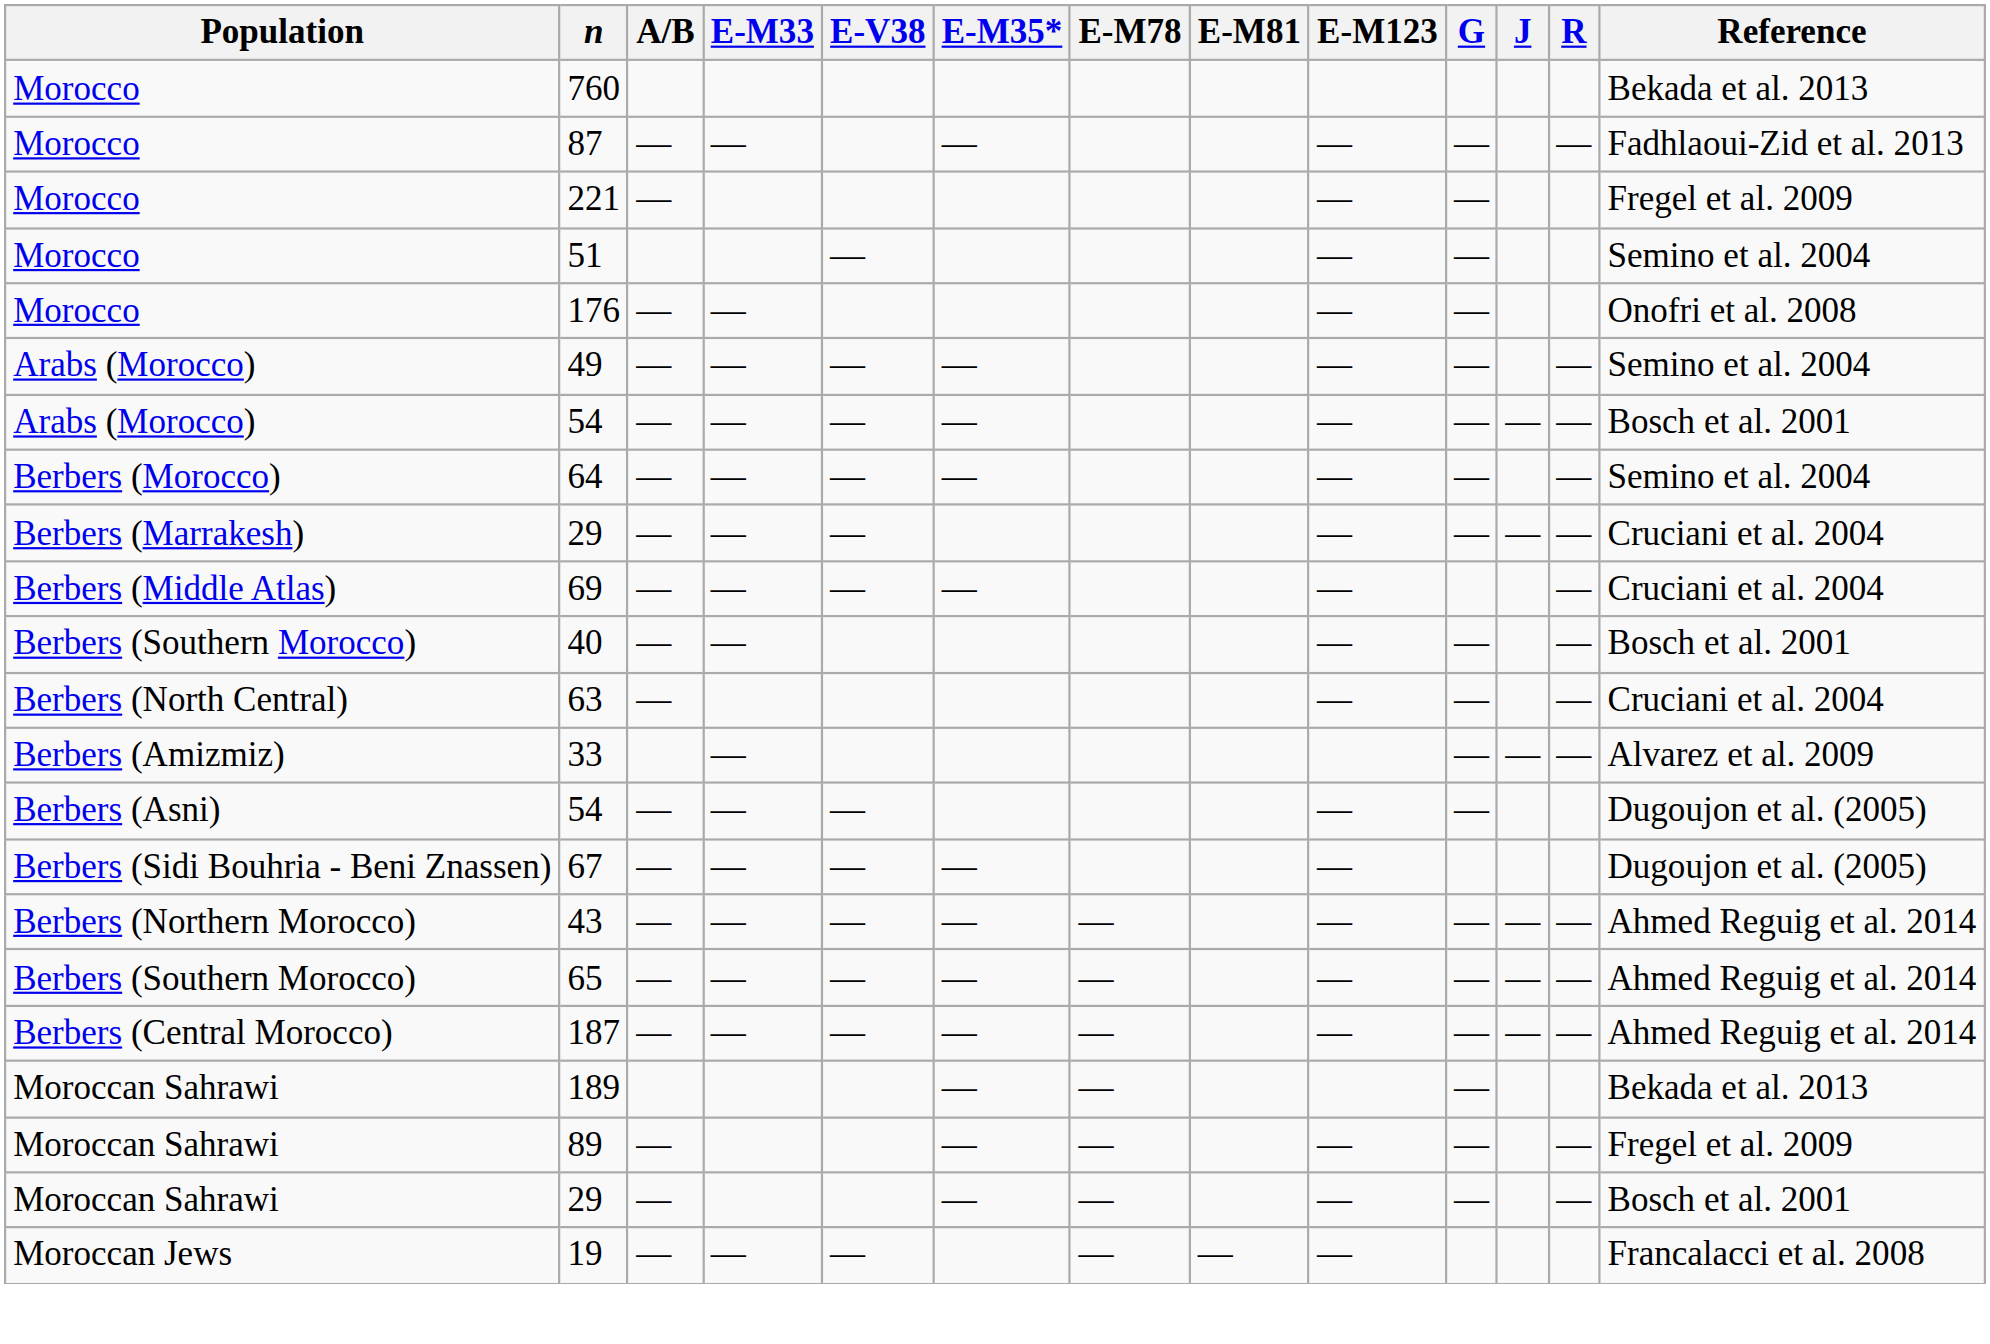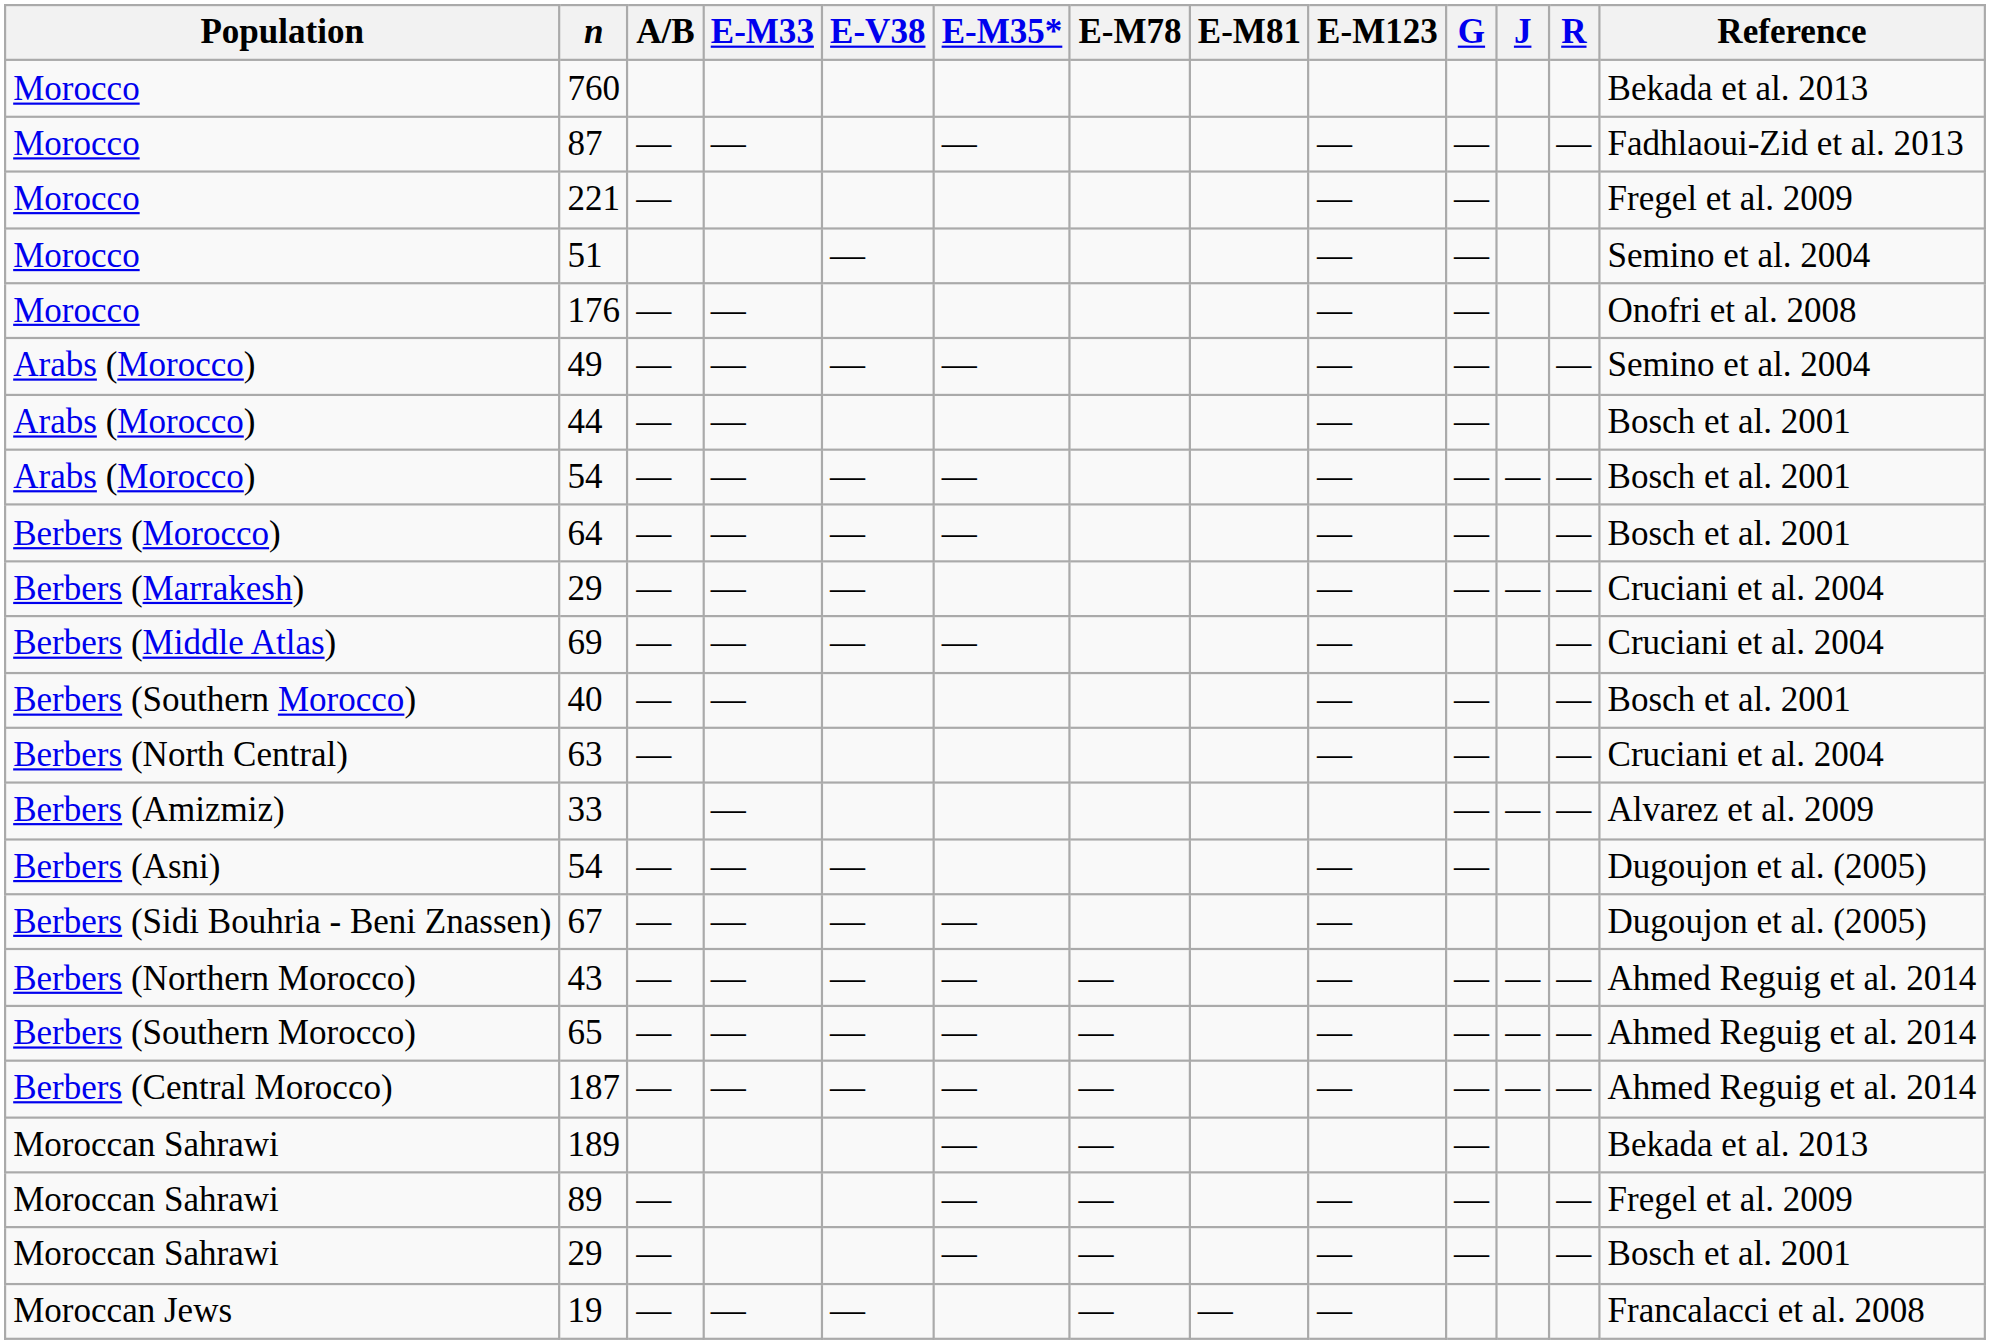+ row: (134, 421)
(1739, 476) Semino et al. 2004 -> (1729, 532) Bosch et al. 2001
